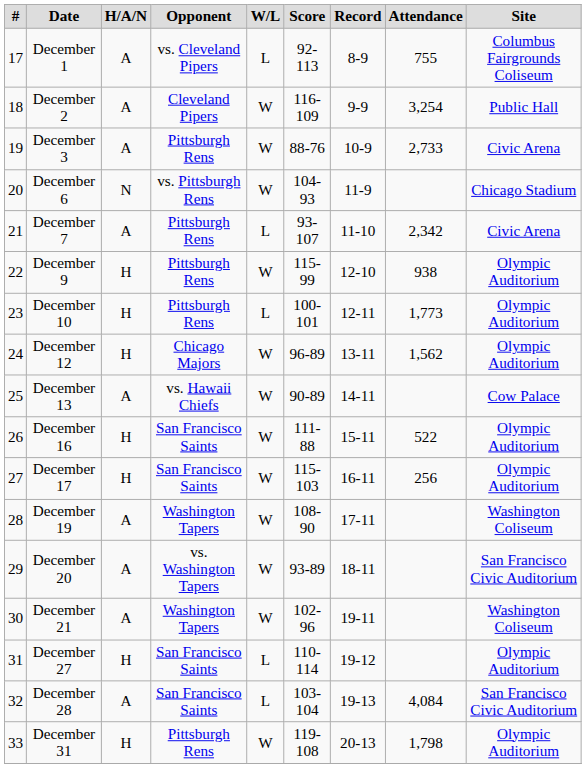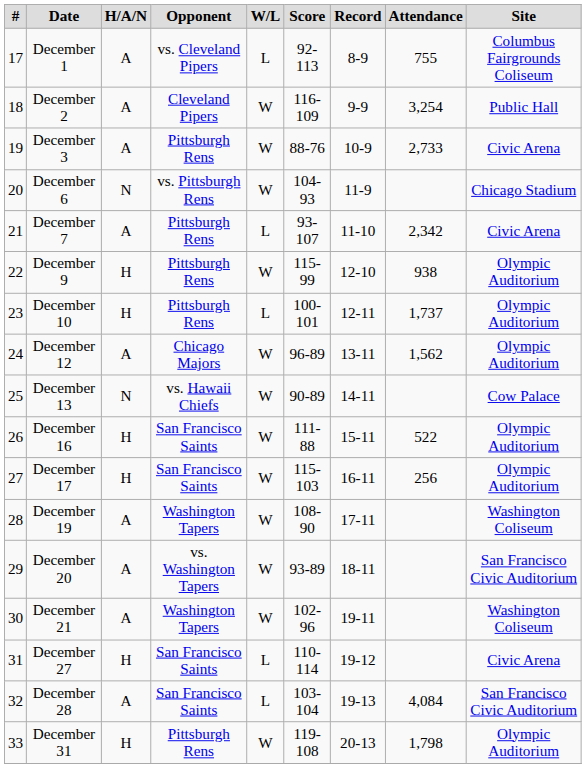(426, 313) 1,773 -> (426, 313) 1,737
(126, 354) H -> (126, 354) A
(126, 395) A -> (126, 395) N
(524, 660) Olympic Auditorium -> (524, 660) Civic Arena
